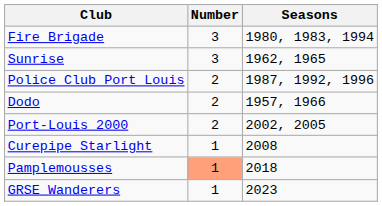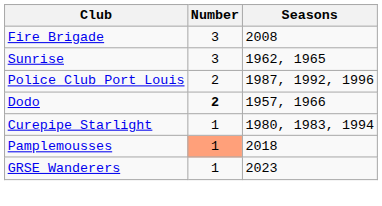(310, 37) 1980, 1983, 1994 -> (262, 37) 2008
(215, 103) normal -> (215, 103) bold
- row: (68, 125)
(262, 146) 2008 -> (310, 125) 1980, 1983, 1994
